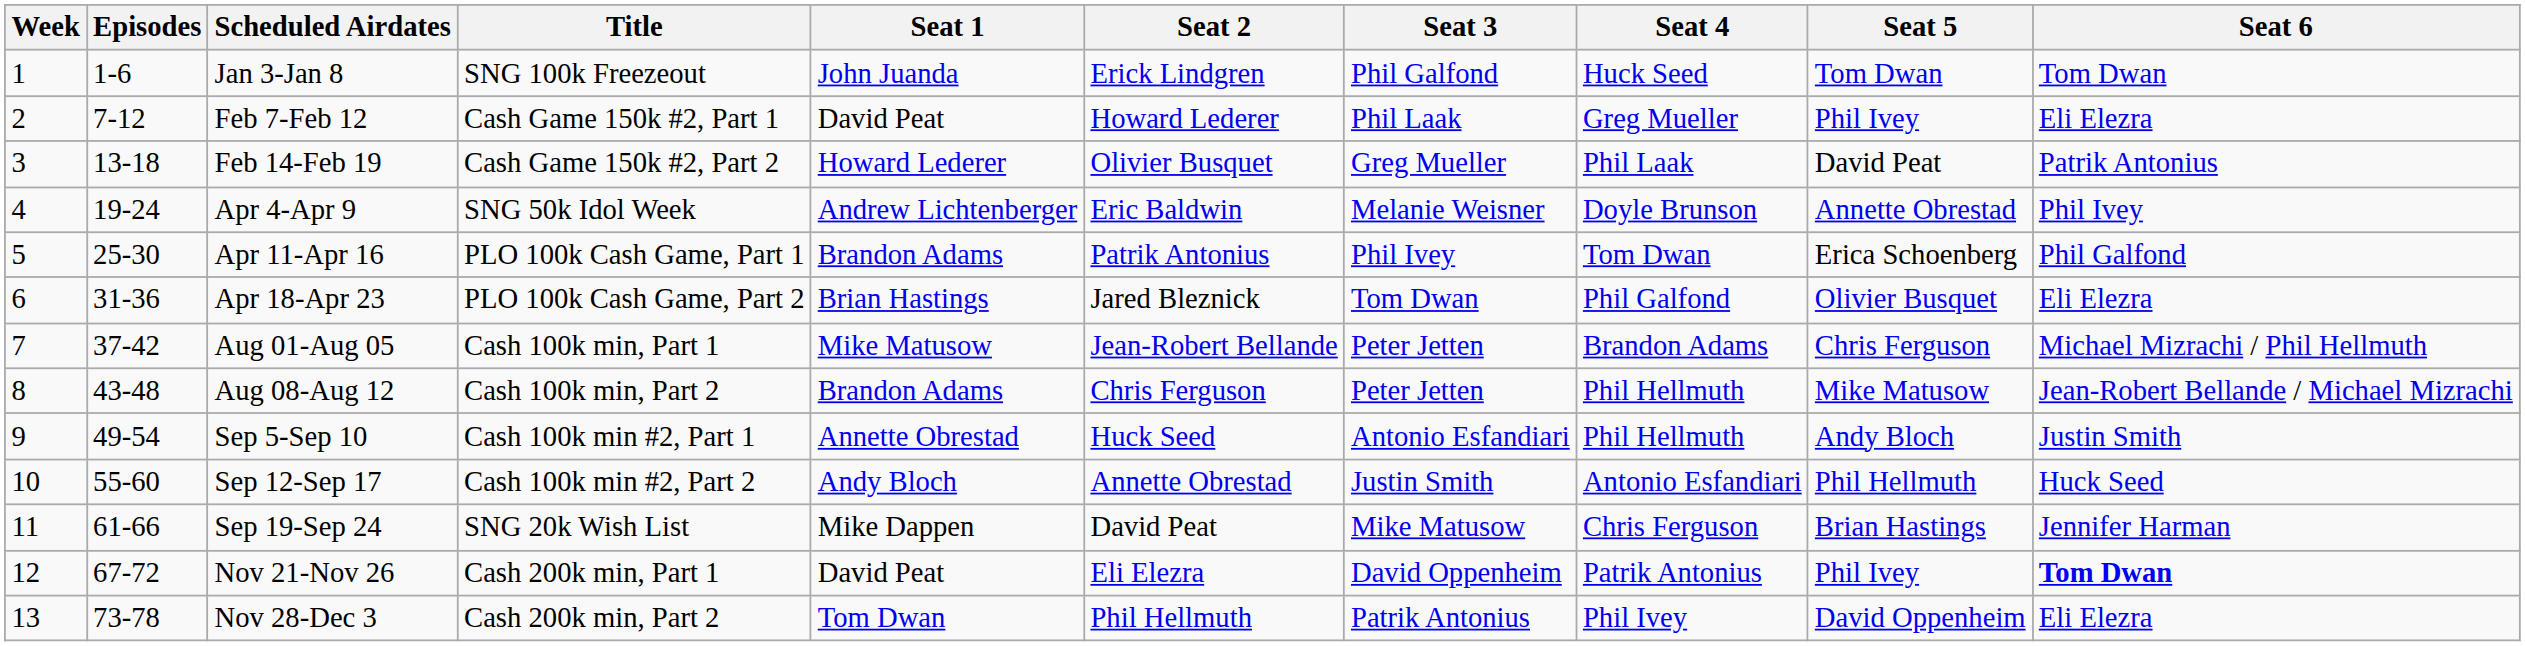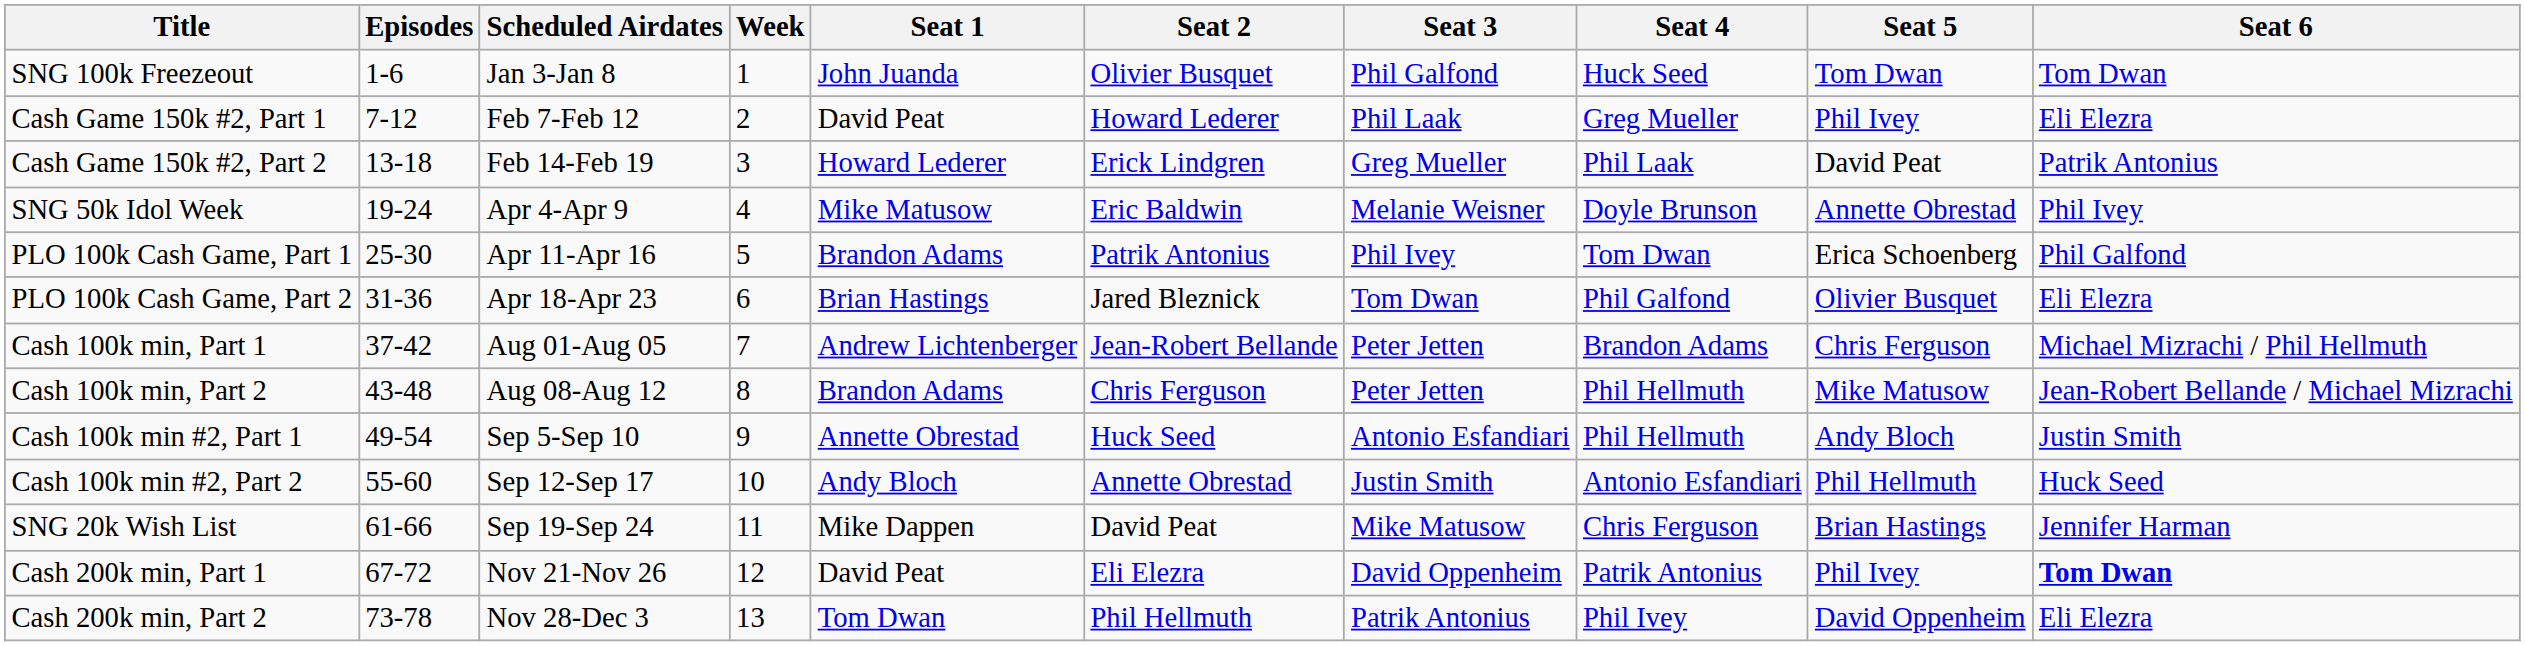columns swapped: (46, 27) <-> (634, 27)
(1178, 72) Erick Lindgren -> (1182, 72) Olivier Busquet
(1182, 163) Olivier Busquet -> (1178, 163) Erick Lindgren
(947, 208) Andrew Lichtenberger -> (905, 208) Mike Matusow
(905, 345) Mike Matusow -> (947, 345) Andrew Lichtenberger
